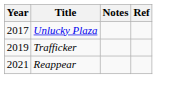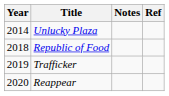(18, 30) 2017 -> (18, 30) 2014
+ row: (71, 47)
(18, 64) 2021 -> (18, 82) 2020
